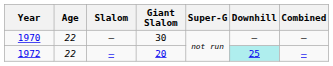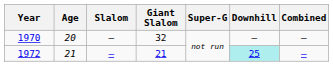(70, 38) 22 -> (70, 38) 20
(161, 38) 30 -> (161, 38) 32
(70, 53) 22 -> (70, 53) 21
(161, 53) 20 -> (161, 53) 21
